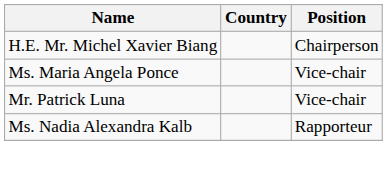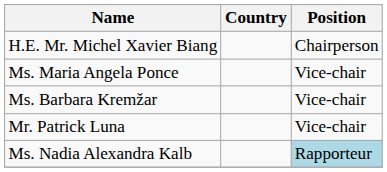+ row: (83, 99)
(333, 126) no background -> (333, 153) lightblue background
